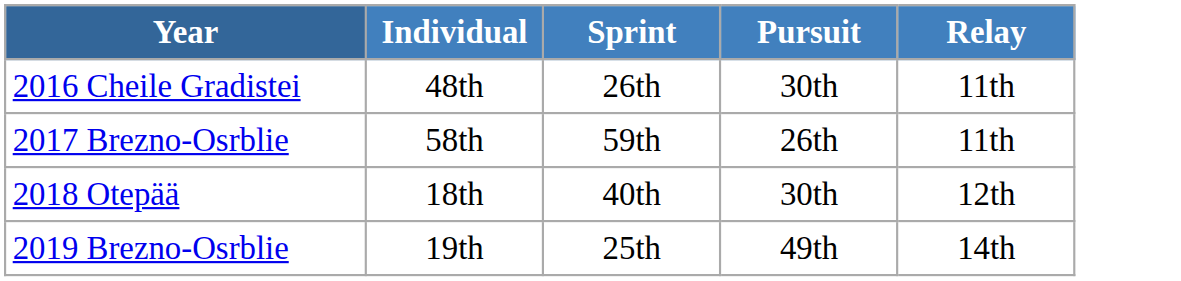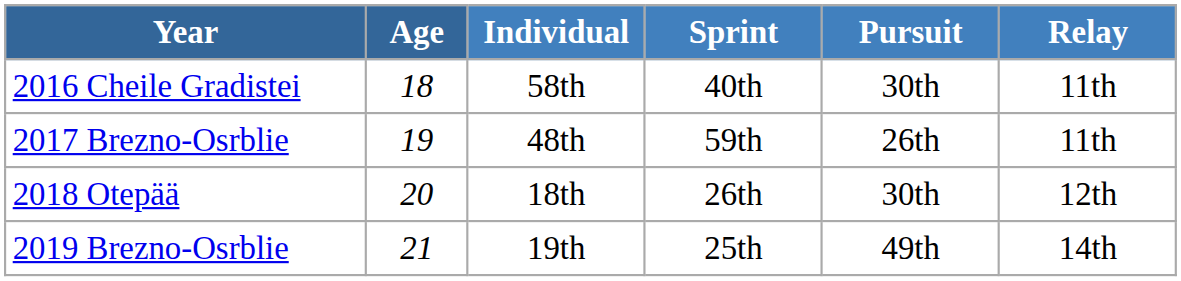+ column: (417, 31)
(455, 85) 48th -> (556, 85) 58th
(632, 85) 26th -> (733, 85) 40th
(455, 140) 58th -> (556, 140) 48th
(632, 194) 40th -> (733, 194) 26th
